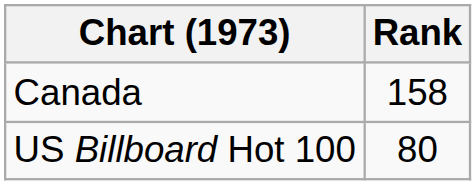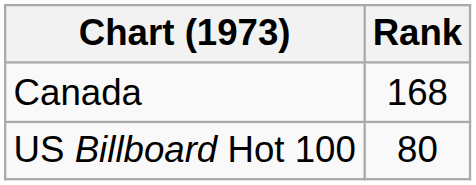(417, 91) 158 -> (417, 91) 168
